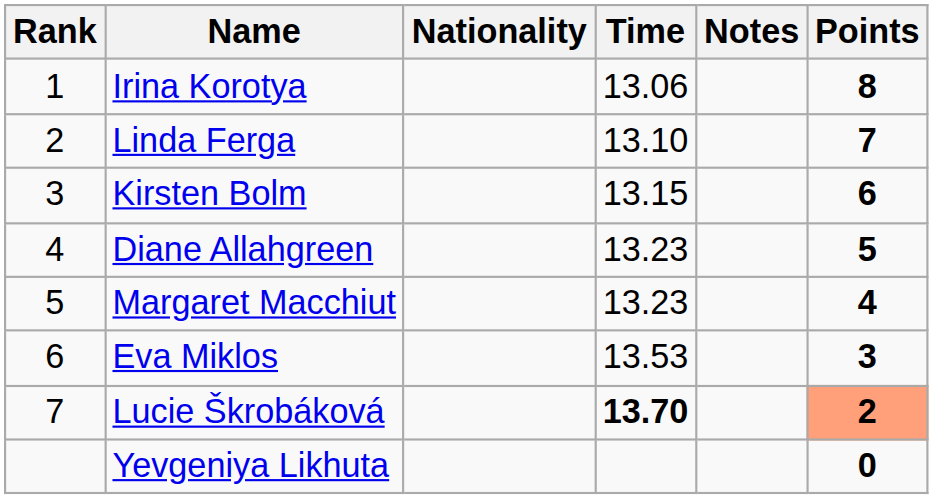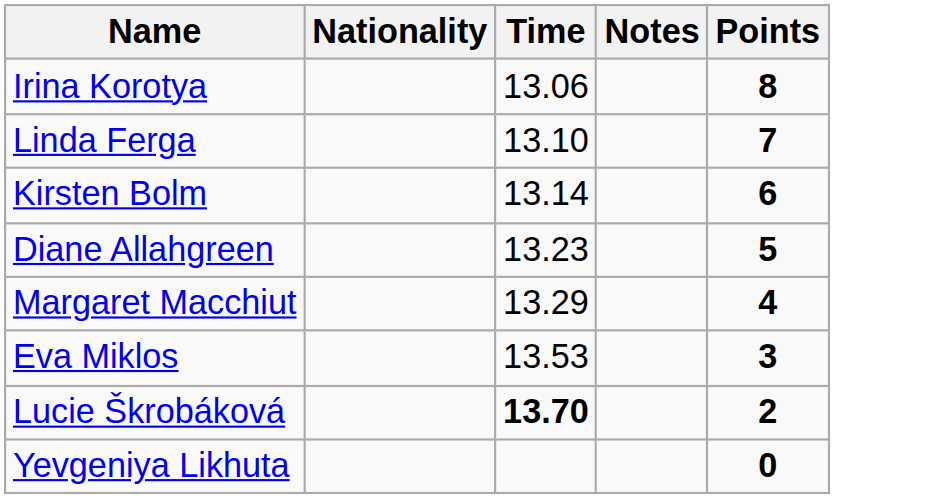- column: (55, 31)
(645, 194) 13.15 -> (546, 194) 13.14
(645, 303) 13.23 -> (546, 303) 13.29
(867, 411) lightsalmon background -> (768, 411) no background
